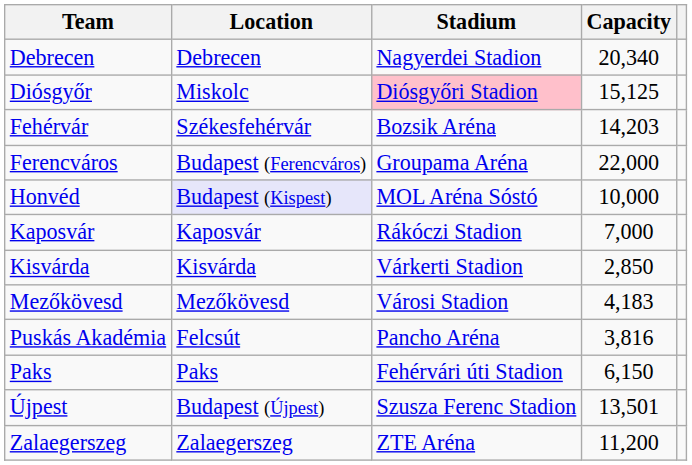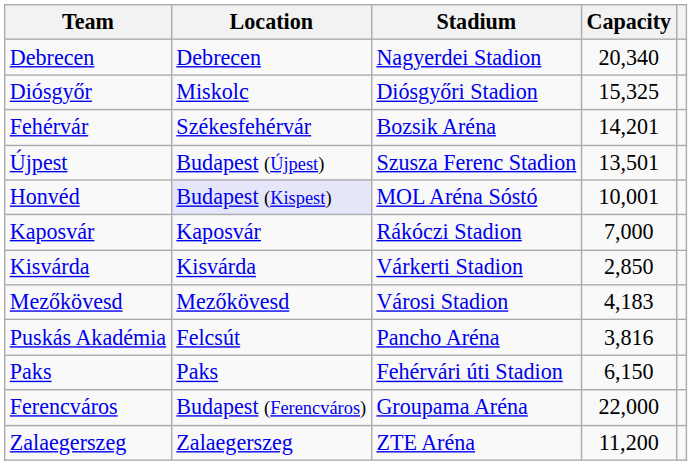(457, 92) pink background -> (457, 92) no background
(629, 92) 15,125 -> (629, 92) 15,325
(629, 127) 14,203 -> (629, 127) 14,201
rows swapped: (64, 162) <-> (39, 407)
(629, 197) 10,000 -> (629, 197) 10,001
